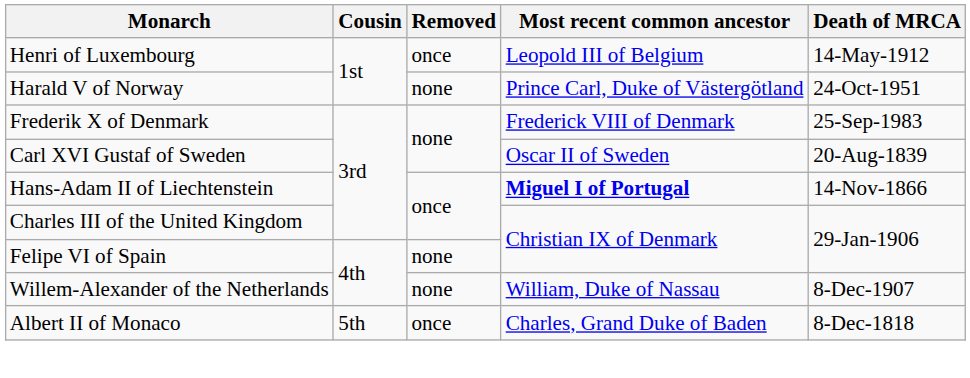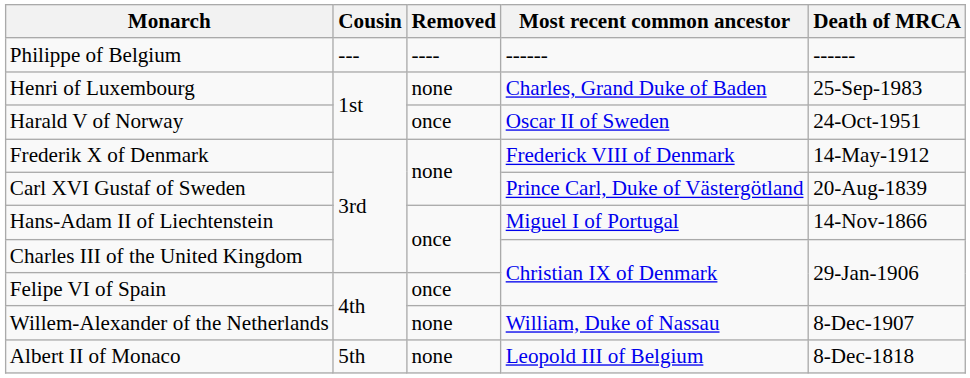+ row: (96, 54)
(431, 54) once -> (432, 88) none
(605, 54) Leopold III of Belgium -> (636, 88) Charles, Grand Duke of Baden
(871, 54) 14-May-1912 -> (868, 88) 25-Sep-1983
(432, 88) none -> (431, 121) once
(655, 88) Prince Carl, Duke of Västergötland -> (588, 121) Oscar II of Sweden
(868, 121) 25-Sep-1983 -> (871, 155) 14-May-1912
(588, 155) Oscar II of Sweden -> (655, 188) Prince Carl, Duke of Västergötland
(597, 188) bold -> (592, 222) normal
(432, 255) none -> (431, 289) once
(431, 322) once -> (432, 356) none
(636, 322) Charles, Grand Duke of Baden -> (605, 356) Leopold III of Belgium
